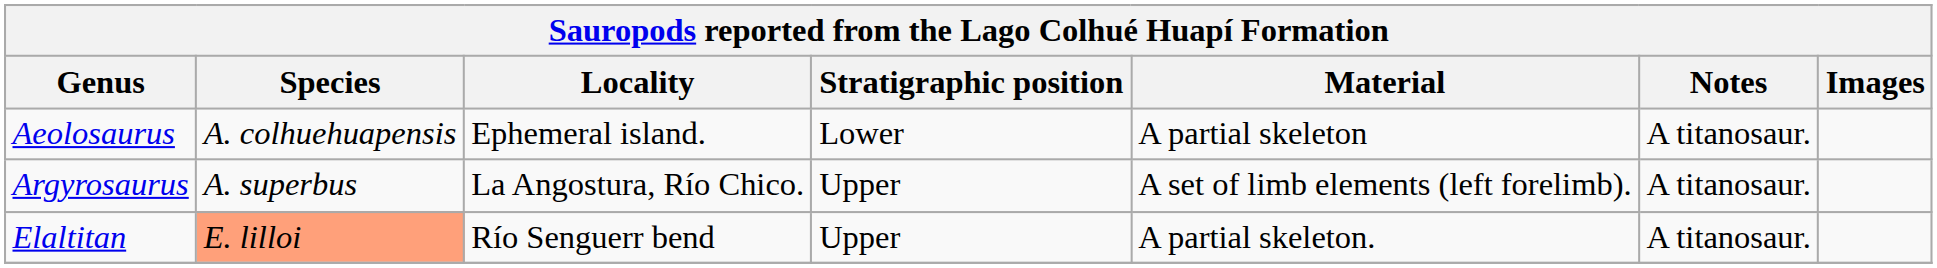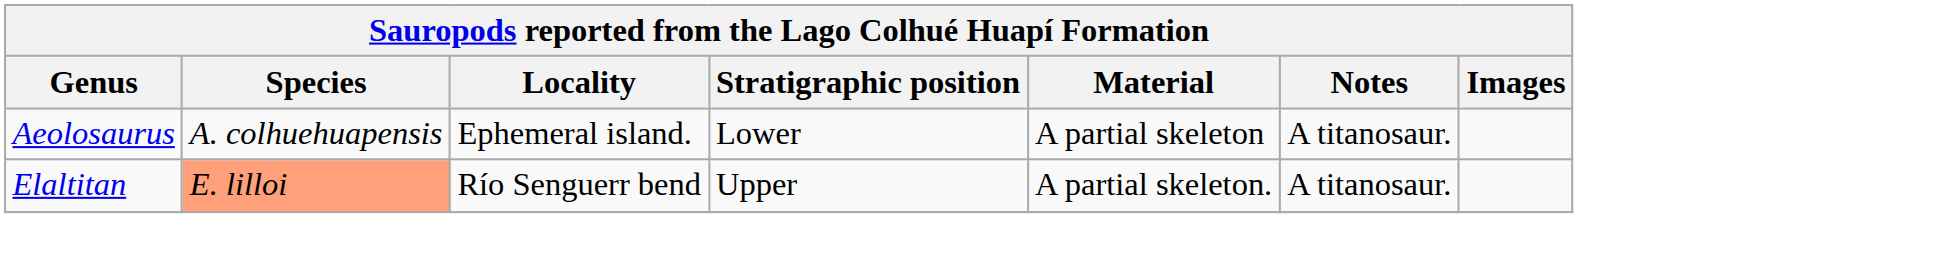- row: (101, 184)
